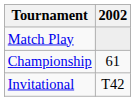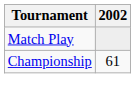- row: (41, 84)
